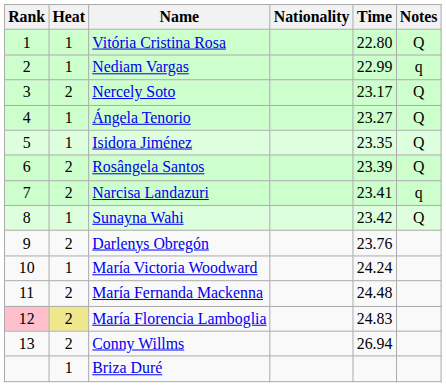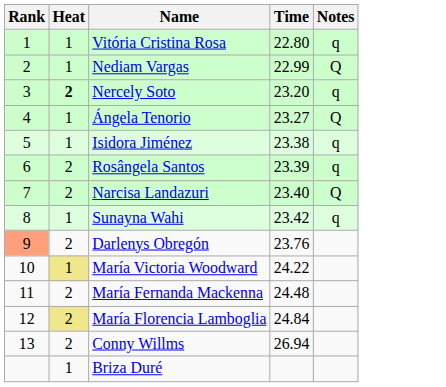- column: (312, 17)
(419, 42) Q -> (336, 42) q
(419, 67) q -> (336, 67) Q
(69, 92) normal -> (69, 92) bold
(375, 92) 23.17 -> (292, 92) 23.20
(419, 92) Q -> (336, 92) q
(375, 142) 23.35 -> (292, 142) 23.38
(419, 142) Q -> (336, 142) q
(419, 167) Q -> (336, 167) q
(375, 192) 23.41 -> (292, 192) 23.40
(419, 192) q -> (336, 192) Q
(419, 218) Q -> (336, 218) q
(27, 243) no background -> (27, 243) lightsalmon background
(69, 268) no background -> (69, 268) khaki background
(375, 268) 24.24 -> (292, 268) 24.22
(27, 318) pink background -> (27, 318) no background
(375, 318) 24.83 -> (292, 318) 24.84
